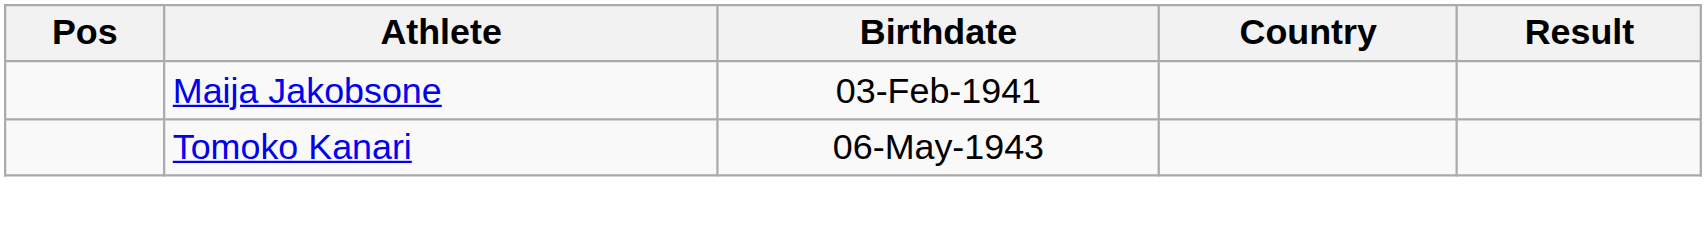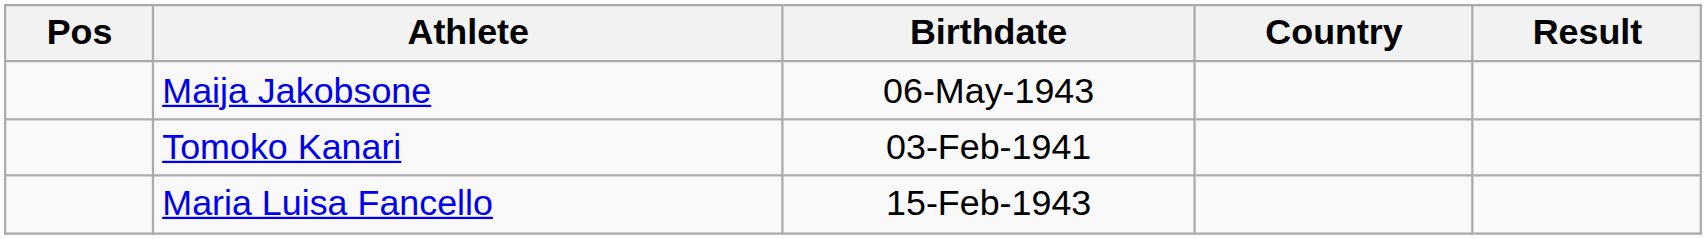(938, 89) 03-Feb-1941 -> (989, 89) 06-May-1943
(938, 146) 06-May-1943 -> (989, 146) 03-Feb-1941
+ row: (328, 203)
